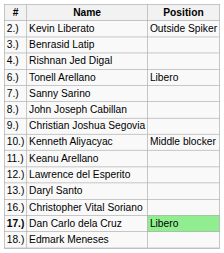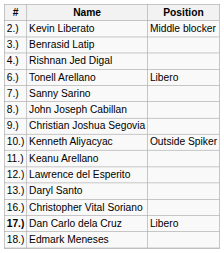(183, 28) Outside Spiker -> (183, 28) Middle blocker
(183, 142) Middle blocker -> (183, 142) Outside Spiker
(164, 223) lightgreen background -> (164, 223) no background
